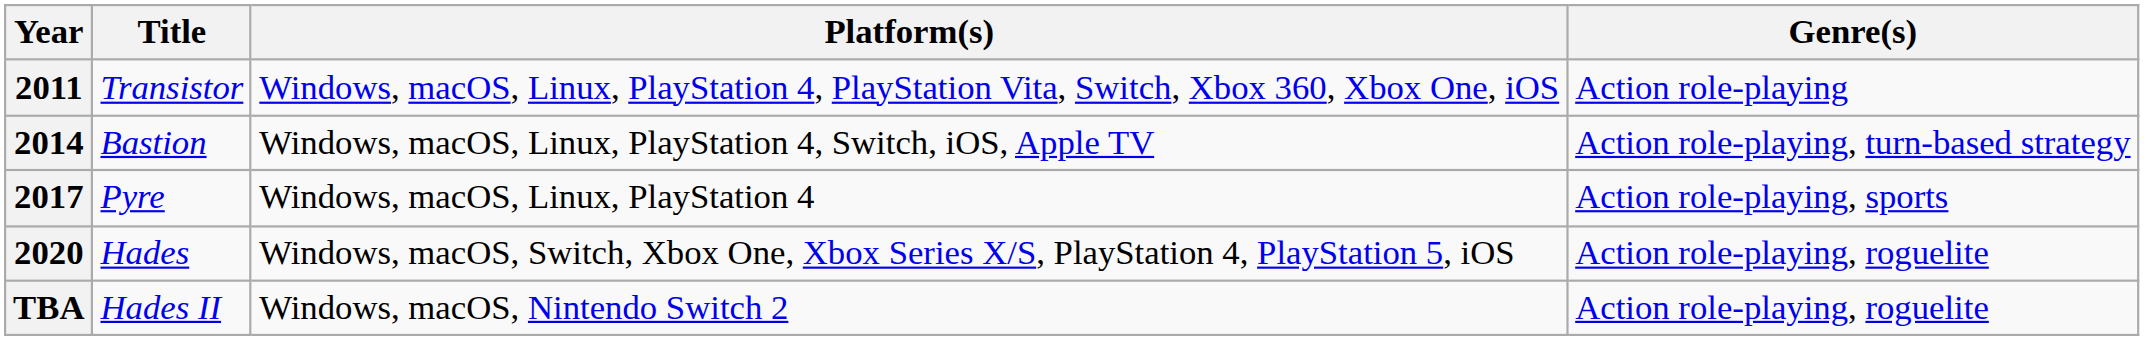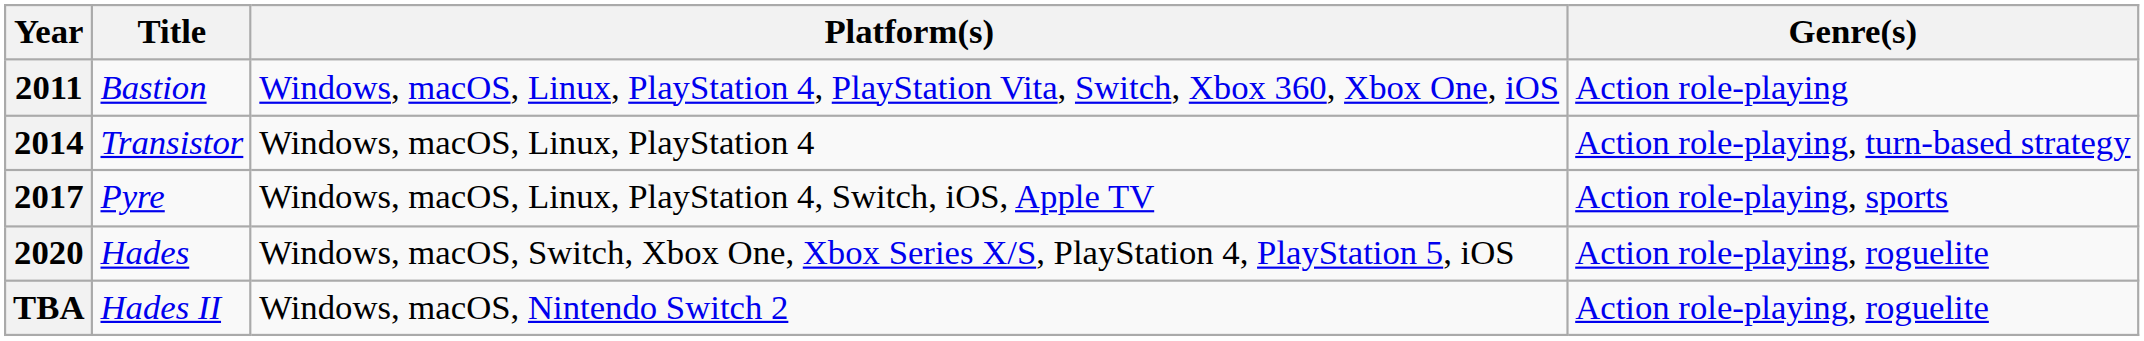(172, 87) Transistor -> (154, 87) Bastion
(154, 142) Bastion -> (172, 142) Transistor
(707, 142) Windows, macOS, Linux, PlayStation 4, Switch, iOS, Apple TV -> (537, 142) Windows, macOS, Linux, PlayStation 4
(537, 197) Windows, macOS, Linux, PlayStation 4 -> (707, 197) Windows, macOS, Linux, PlayStation 4, Switch, iOS, Apple TV
